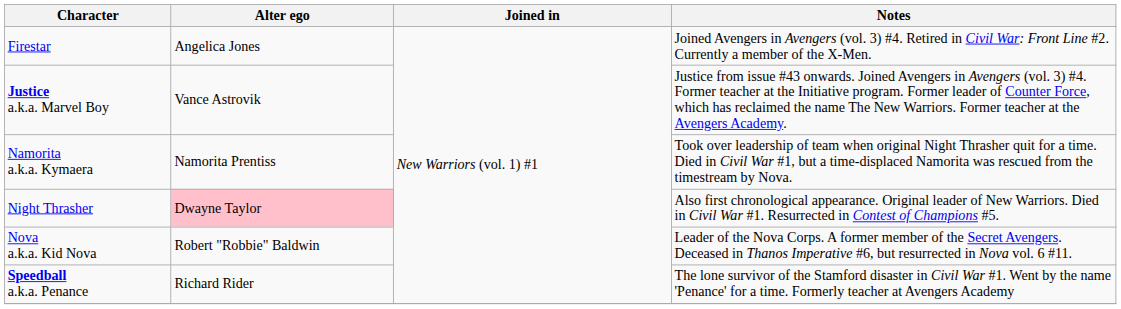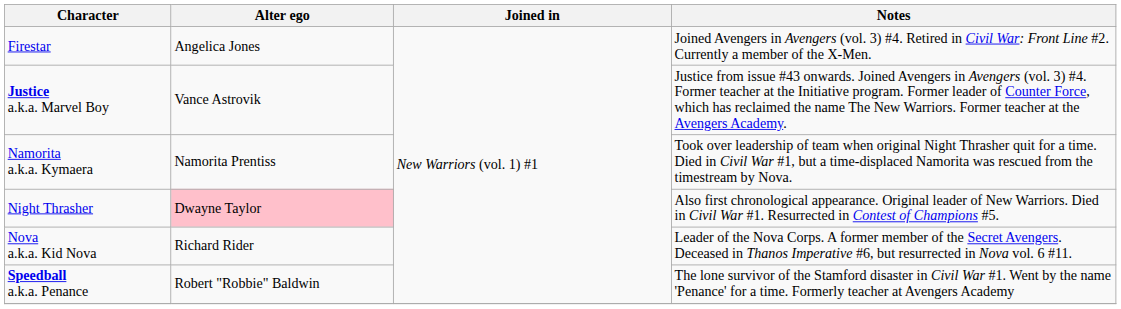(247, 246) Robert "Robbie" Baldwin -> (214, 246) Richard Rider
(214, 284) Richard Rider -> (247, 284) Robert "Robbie" Baldwin
